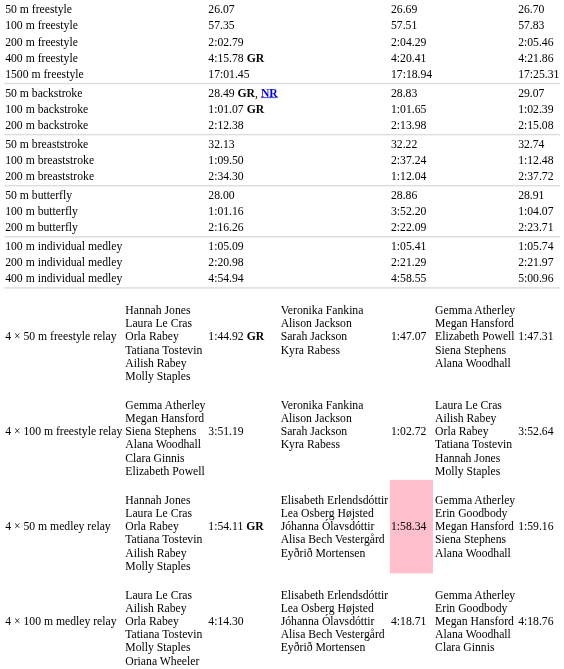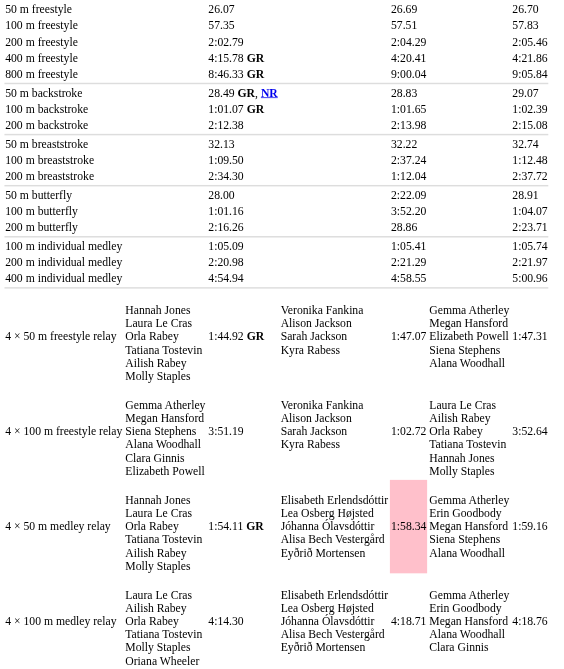+ row: (42, 74)
- row: (44, 74)
(404, 195) 28.86 -> (409, 195) 2:22.09
(409, 227) 2:22.09 -> (404, 227) 28.86
